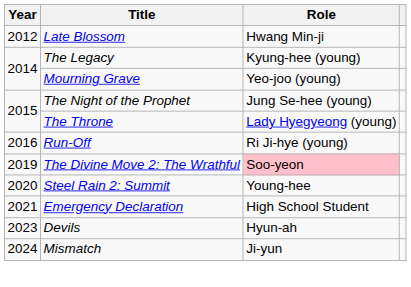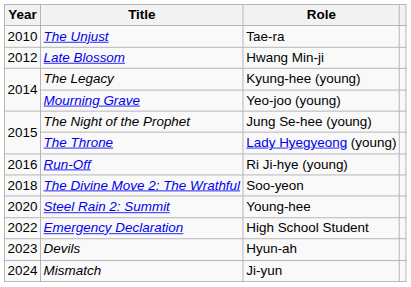+ row: (76, 36)
(22, 164) 2019 -> (22, 185) 2018
(275, 164) pink background -> (275, 185) no background
(22, 206) 2021 -> (22, 228) 2022
